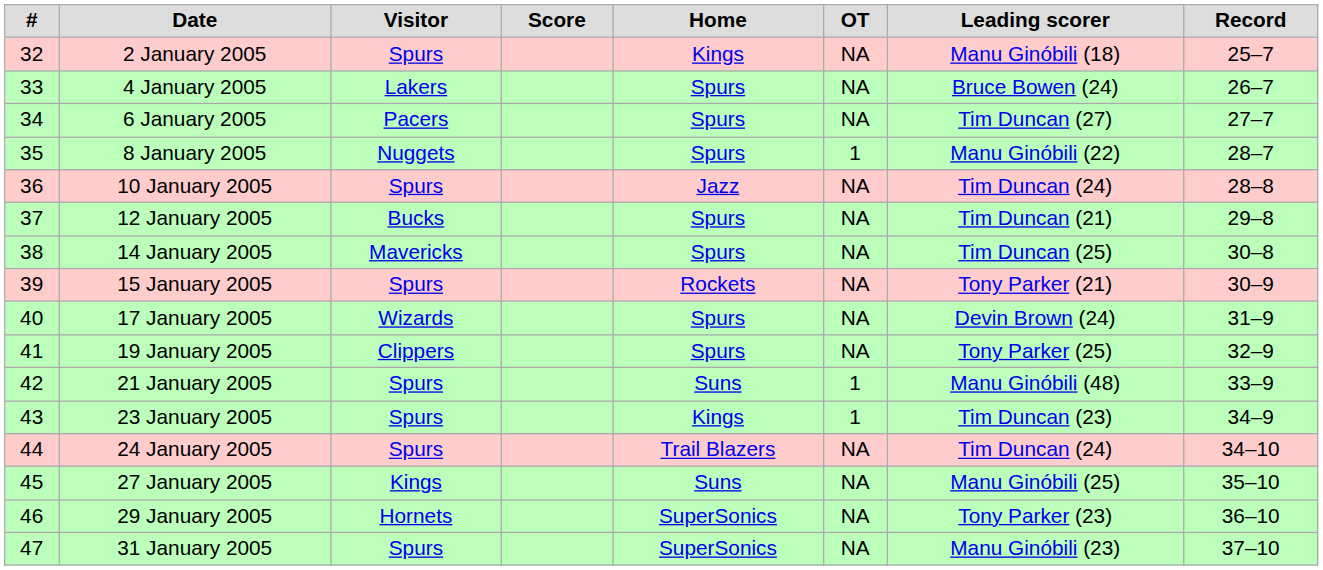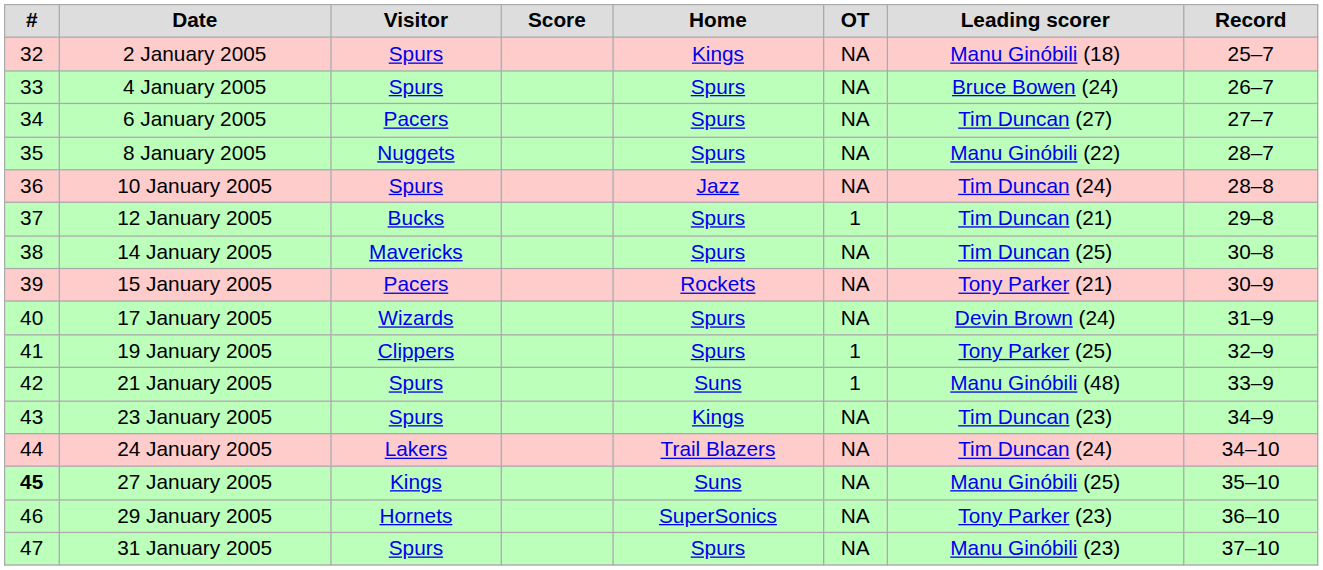(416, 86) Lakers -> (416, 86) Spurs
(855, 152) 1 -> (855, 152) NA
(855, 218) NA -> (855, 218) 1
(416, 284) Spurs -> (416, 284) Pacers
(855, 350) NA -> (855, 350) 1
(855, 416) 1 -> (855, 416) NA
(416, 449) Spurs -> (416, 449) Lakers
(32, 482) normal -> (32, 482) bold
(718, 548) SuperSonics -> (718, 548) Spurs
